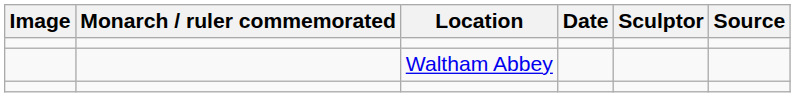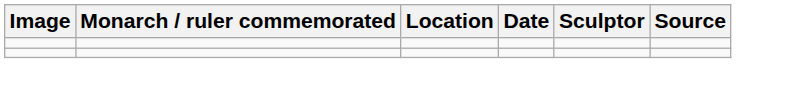- row: (40, 65)
